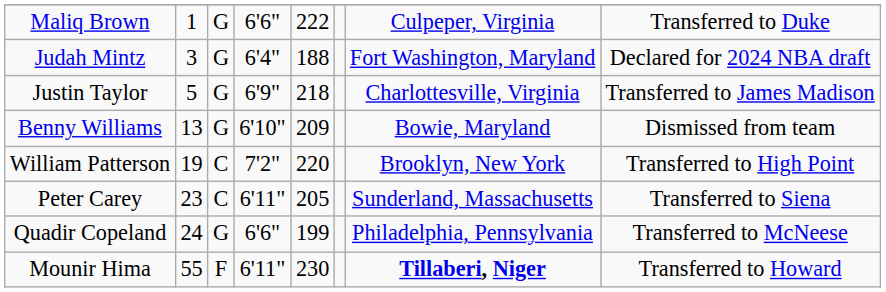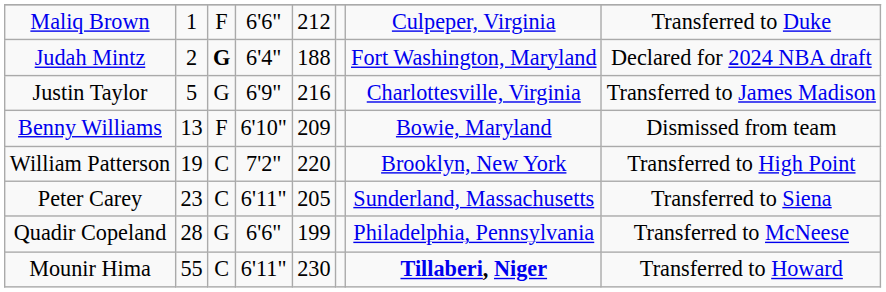(221, 22) G -> (222, 22) F
(313, 22) 222 -> (314, 22) 212
(192, 57) 3 -> (192, 57) 2
(221, 57) normal -> (222, 57) bold
(313, 92) 218 -> (314, 92) 216
(221, 127) G -> (222, 127) F
(192, 233) 24 -> (192, 233) 28
(221, 269) F -> (222, 269) C
